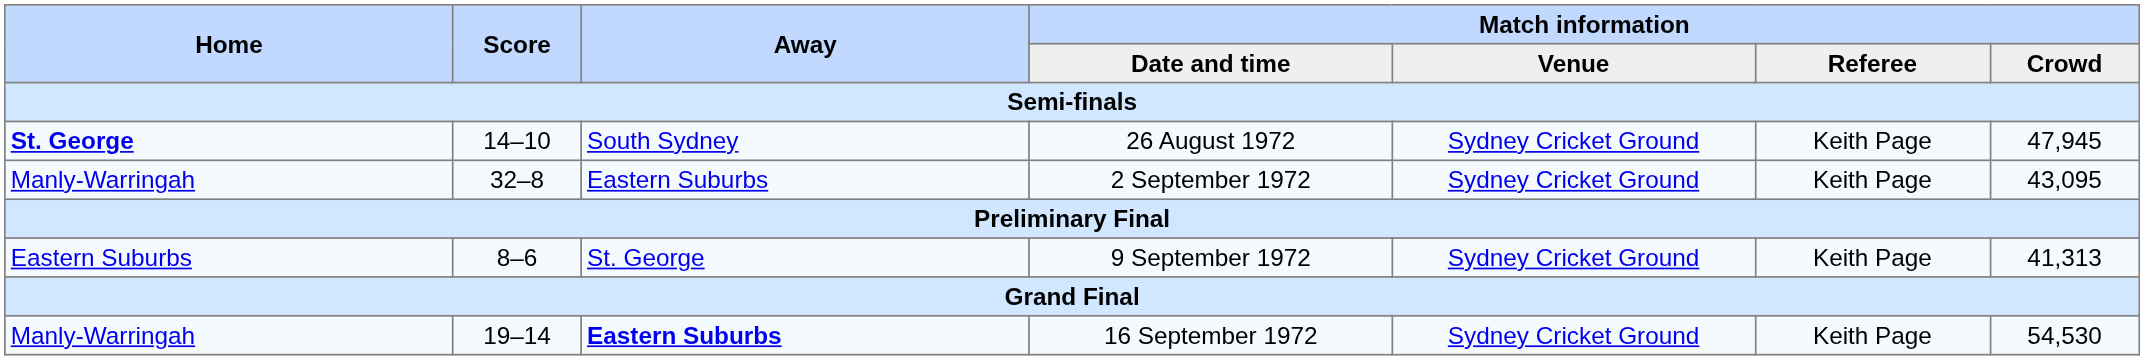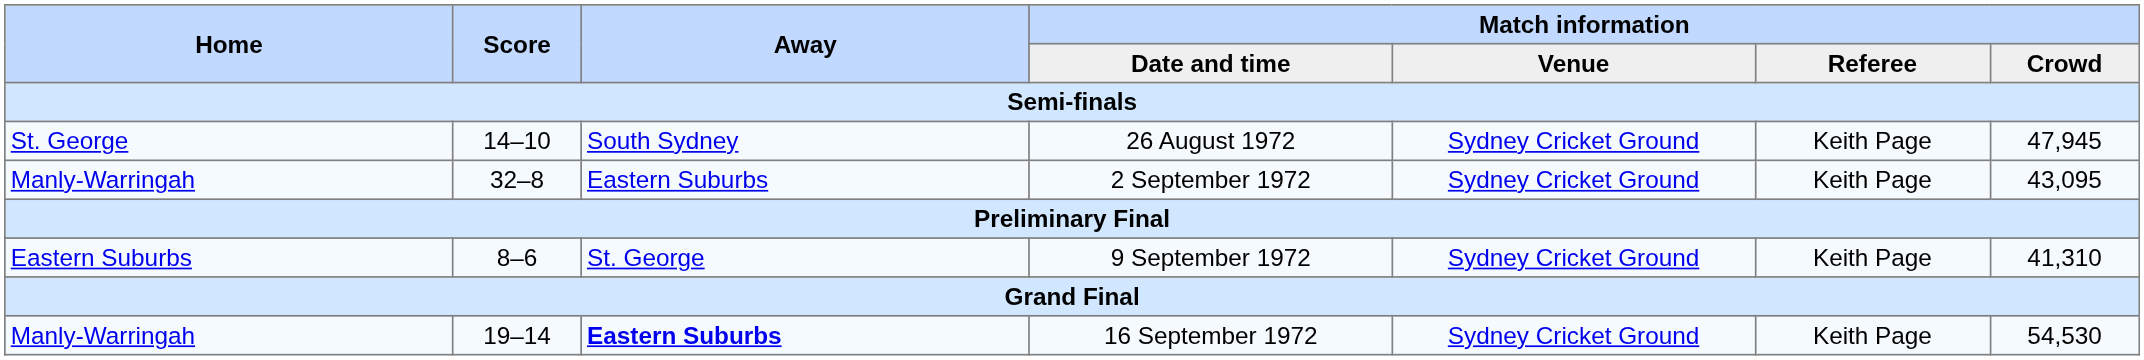(72, 141) bold -> (70, 141) normal
(2065, 258) 41,313 -> (2065, 258) 41,310
